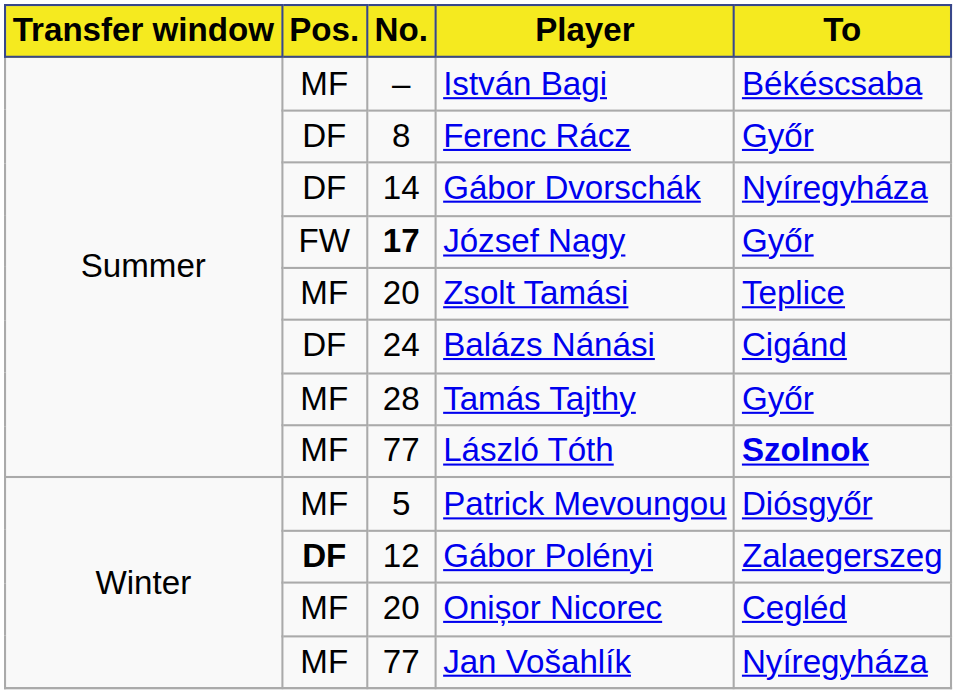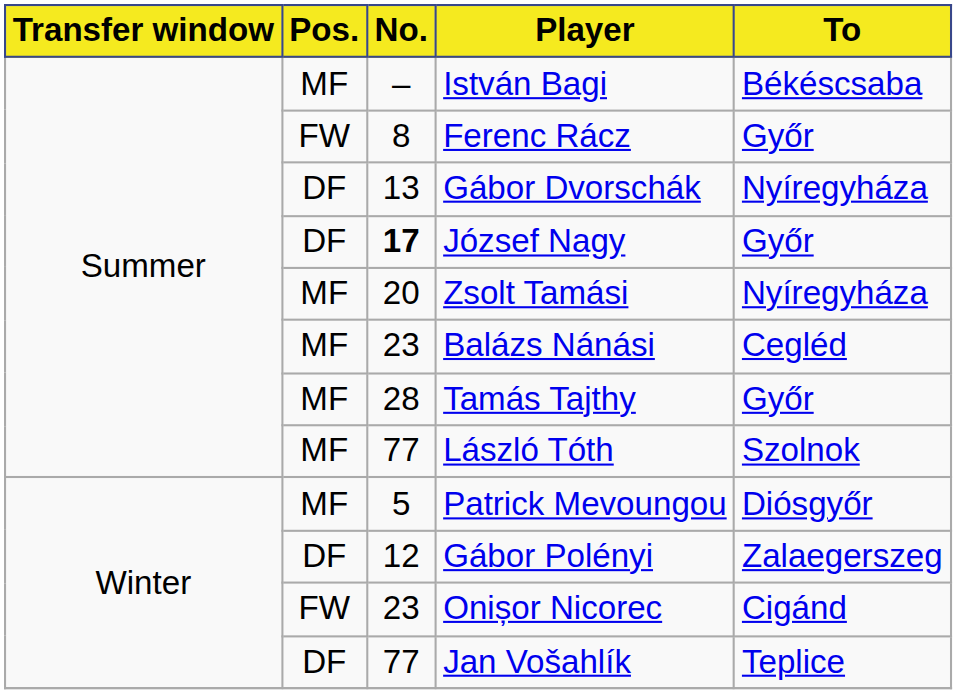(324, 135) DF -> (324, 135) FW
(401, 188) 14 -> (401, 188) 13
(324, 240) FW -> (324, 240) DF
(793, 293) Teplice -> (835, 293) Nyíregyháza
(324, 345) DF -> (324, 345) MF
(401, 345) 24 -> (401, 345) 23
(794, 345) Cigánd -> (794, 345) Cegléd
(805, 450) bold -> (801, 450) normal
(324, 556) bold -> (324, 556) normal
(324, 608) MF -> (324, 608) FW
(401, 608) 20 -> (401, 608) 23
(794, 608) Cegléd -> (794, 608) Cigánd
(324, 661) MF -> (324, 661) DF
(835, 661) Nyíregyháza -> (793, 661) Teplice
